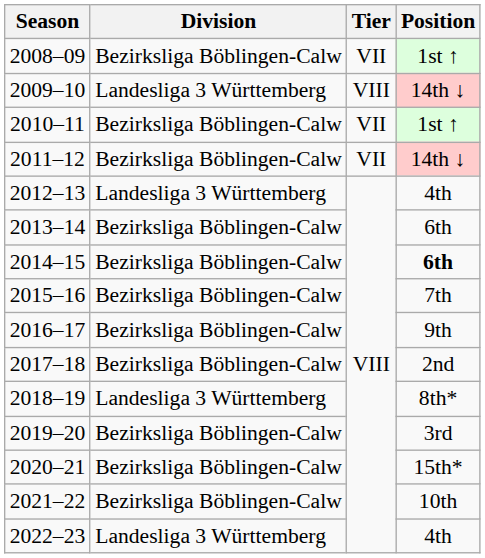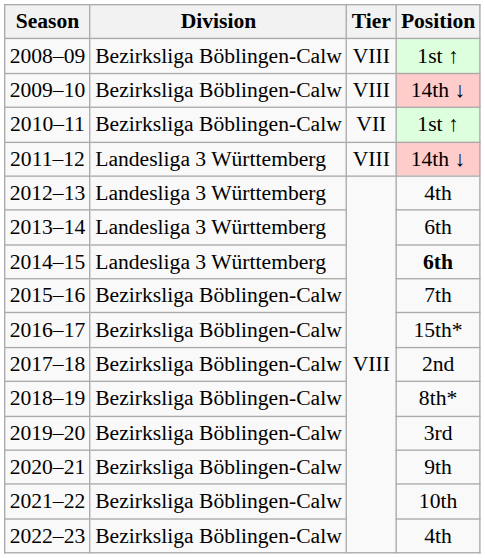(371, 55) VII -> (371, 55) VIII
(211, 90) Landesliga 3 Württemberg -> (218, 90) Bezirksliga Böblingen-Calw
(218, 158) Bezirksliga Böblingen-Calw -> (211, 158) Landesliga 3 Württemberg
(371, 158) VII -> (371, 158) VIII
(218, 227) Bezirksliga Böblingen-Calw -> (211, 227) Landesliga 3 Württemberg
(218, 261) Bezirksliga Böblingen-Calw -> (211, 261) Landesliga 3 Württemberg
(438, 329) 9th -> (438, 329) 15th*
(211, 398) Landesliga 3 Württemberg -> (218, 398) Bezirksliga Böblingen-Calw
(438, 466) 15th* -> (438, 466) 9th
(211, 535) Landesliga 3 Württemberg -> (218, 535) Bezirksliga Böblingen-Calw
